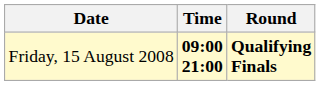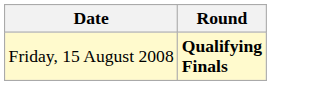- column: (202, 18)
